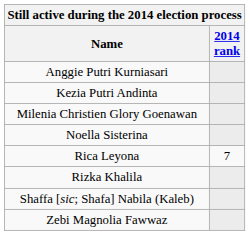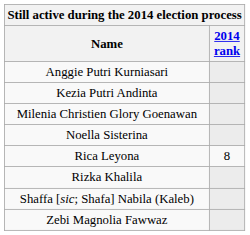(227, 156) 7 -> (227, 156) 8
